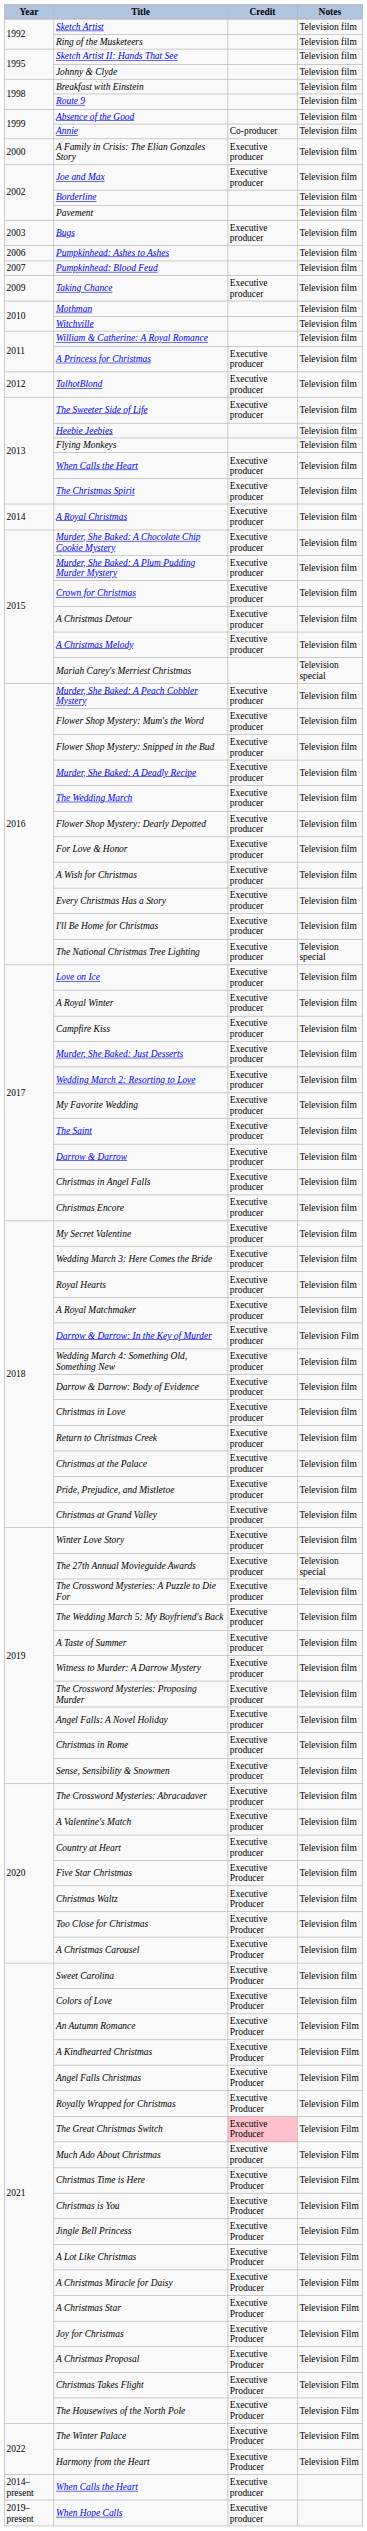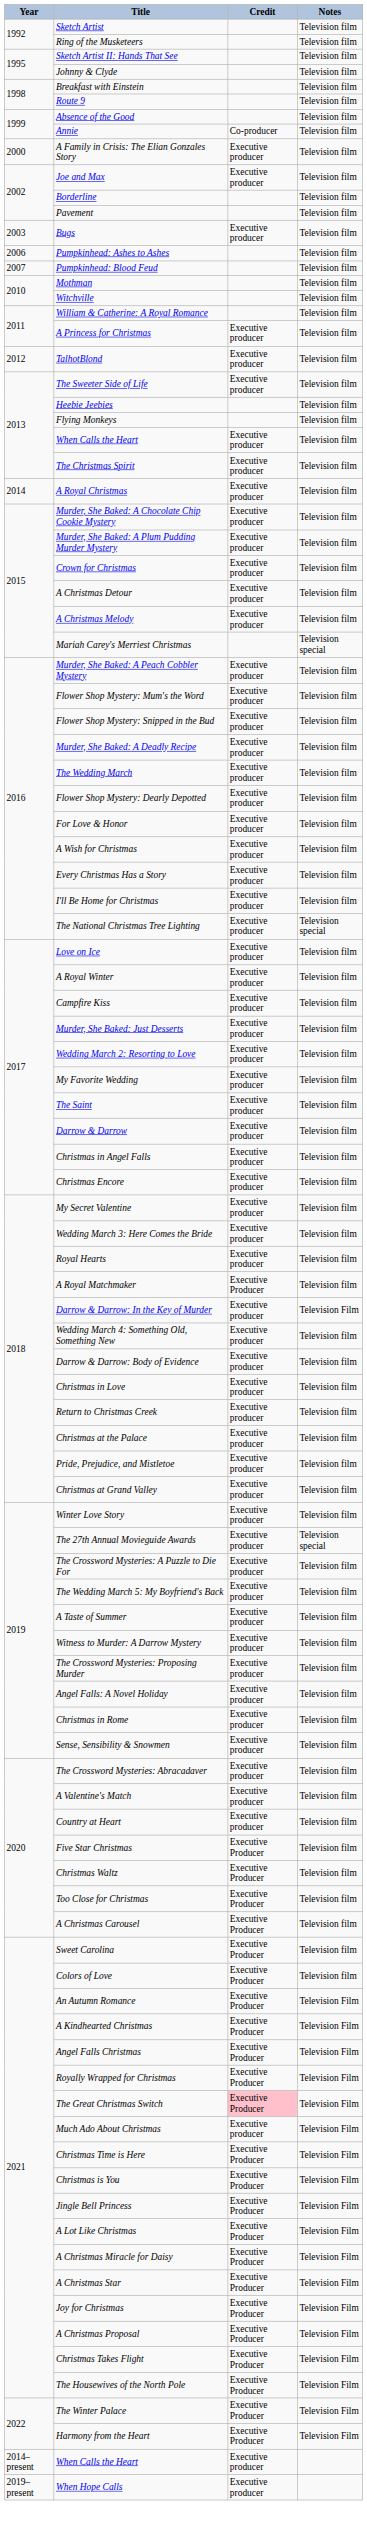- row: (16, 288)
(249, 1310) Executive producer -> (249, 1284) Executive Producer
